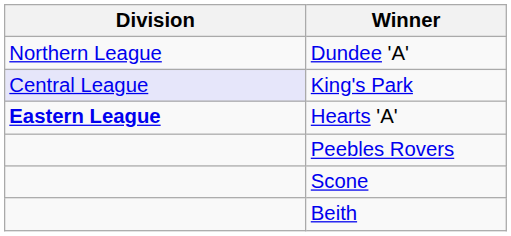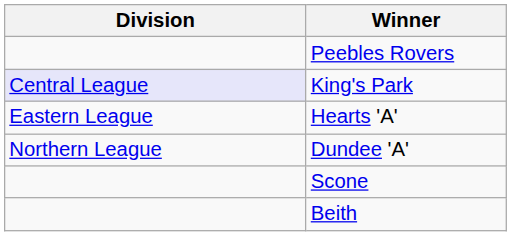rows swapped: (383, 149) <-> (360, 52)
(85, 117) bold -> (81, 117) normal
